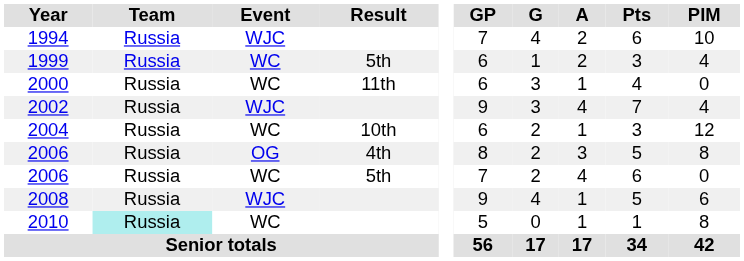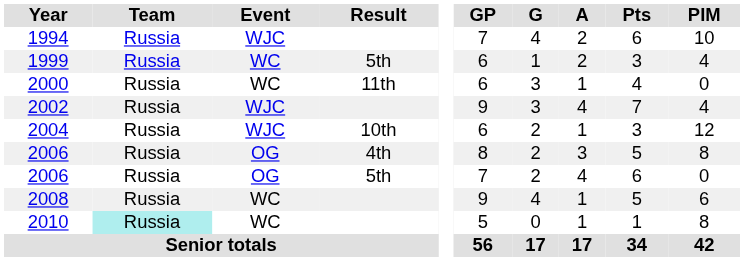(265, 130) WC -> (265, 130) WJC
(265, 176) WC -> (265, 176) OG
(265, 199) WJC -> (265, 199) WC
